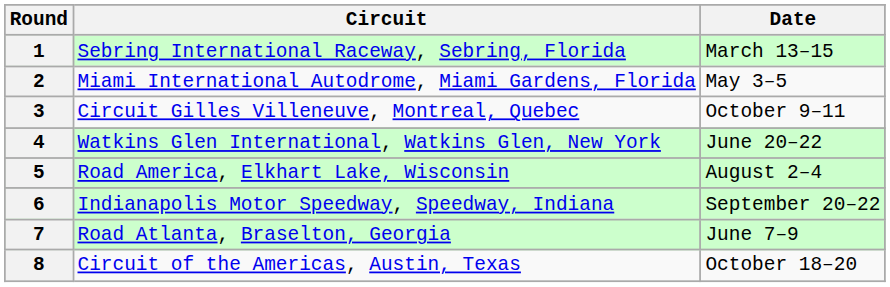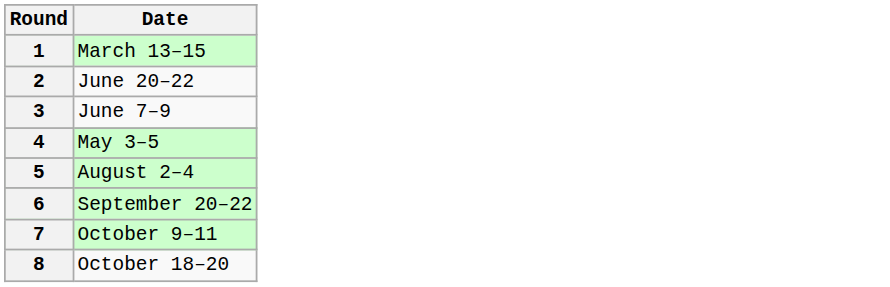- column: (387, 20)
(746, 82) May 3–5 -> (136, 82) June 20–22
(775, 112) October 9–11 -> (124, 112) June 7–9
(764, 143) June 20–22 -> (118, 143) May 3–5
(752, 235) June 7–9 -> (148, 235) October 9–11
